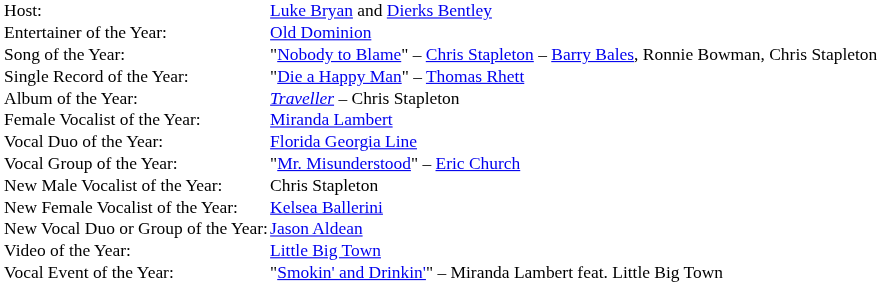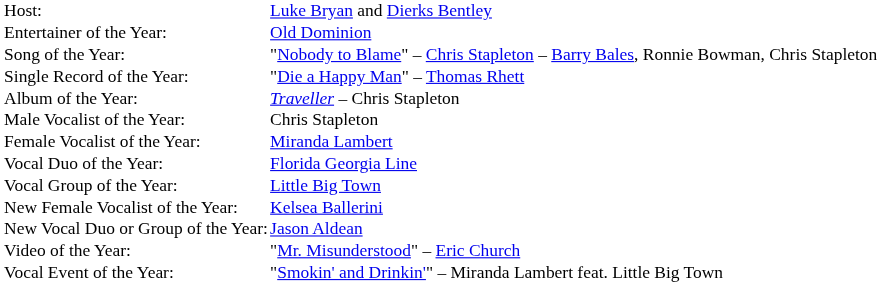+ row: (95, 119)
(395, 163) "Mr. Misunderstood" – Eric Church -> (326, 185) Little Big Town
- row: (113, 185)
(326, 250) Little Big Town -> (395, 250) "Mr. Misunderstood" – Eric Church
